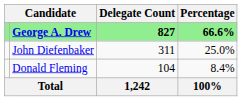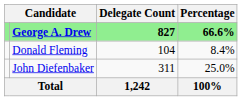rows swapped: (53, 50) <-> (50, 68)
